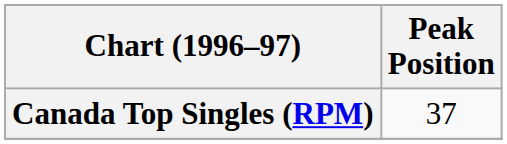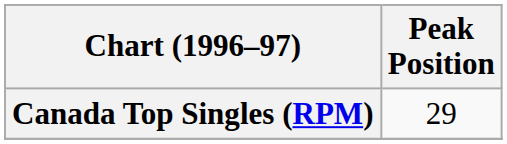(441, 113) 37 -> (441, 113) 29
